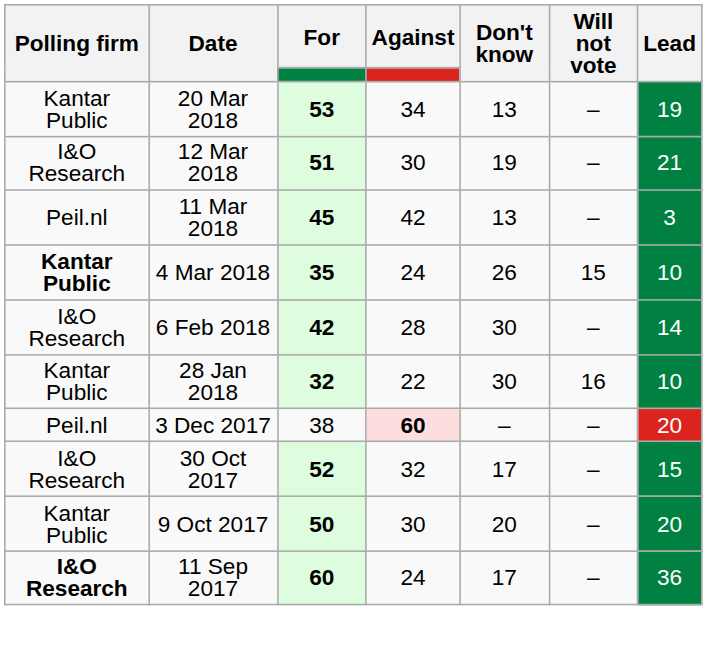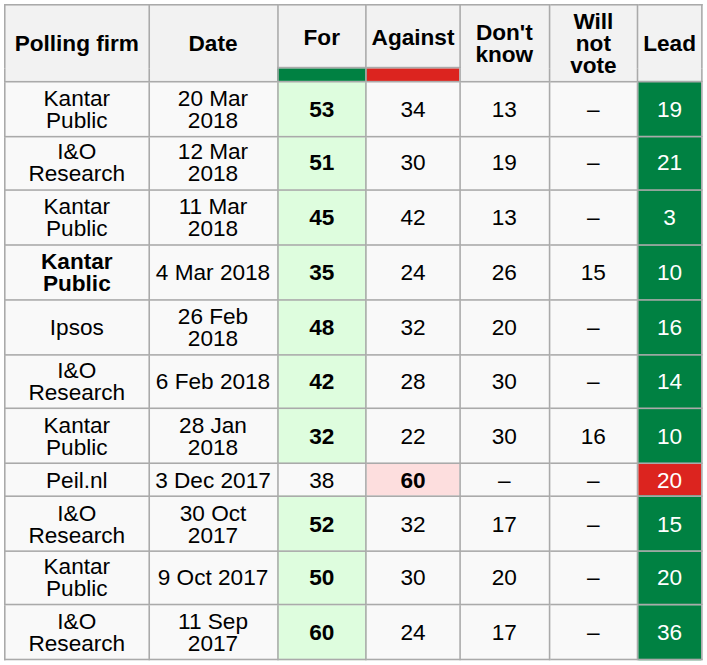(77, 218) Peil.nl -> (77, 218) Kantar Public
+ row: (213, 327)
(77, 578) bold -> (77, 633) normal
